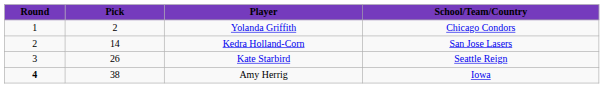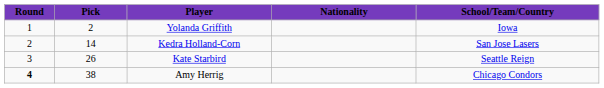+ column: (344, 12)
(481, 28) Chicago Condors -> (508, 28) Iowa
(481, 75) Iowa -> (508, 75) Chicago Condors
